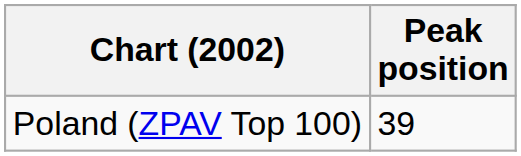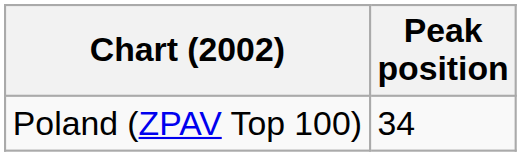(396, 122) 39 -> (396, 122) 34
